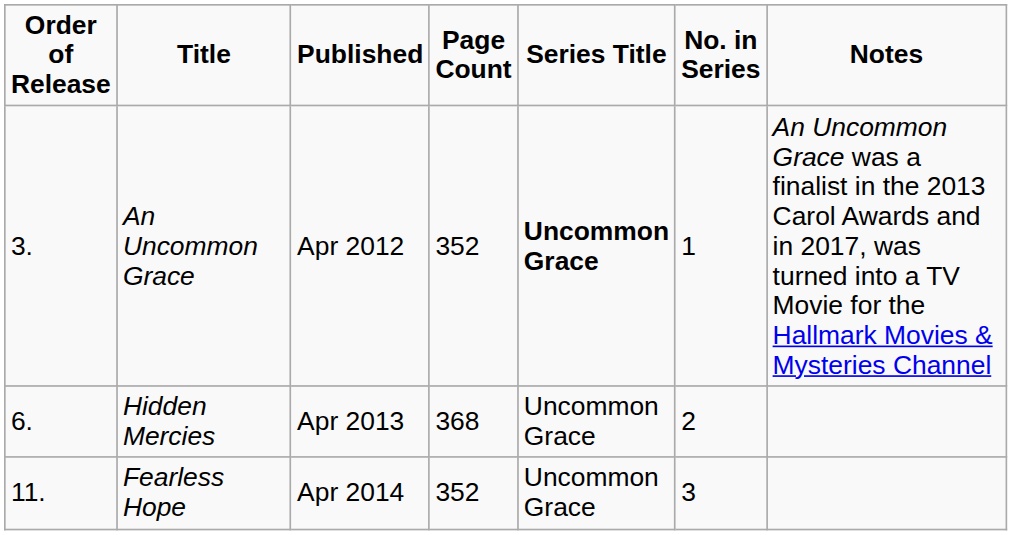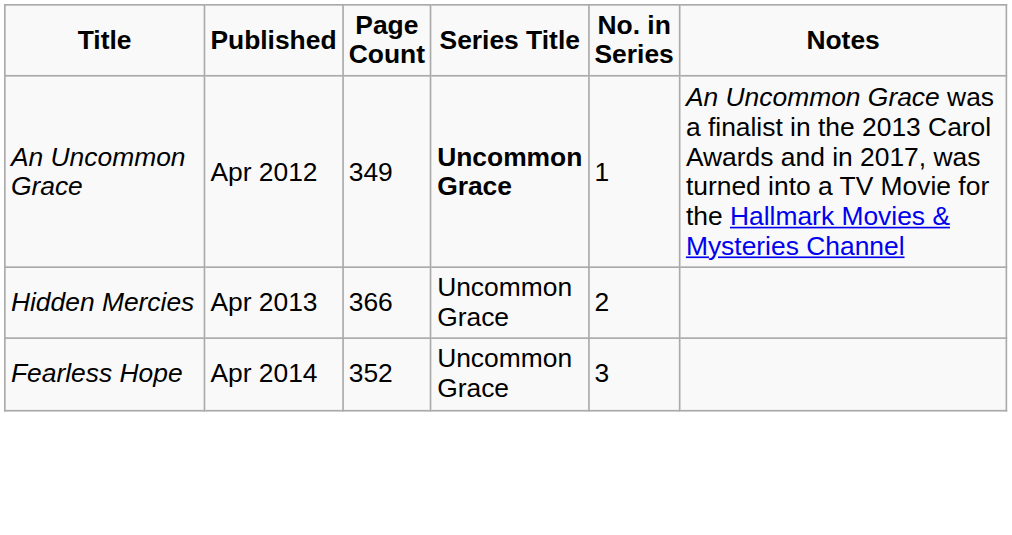- column: (61, 55)
(457, 245) 352 -> (371, 171) 349
(457, 421) 368 -> (371, 302) 366
